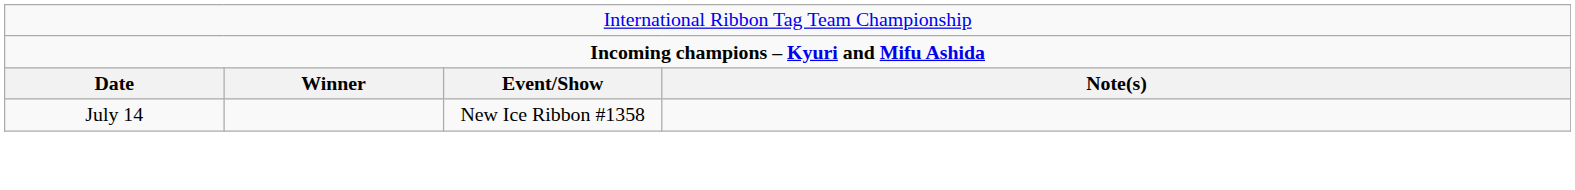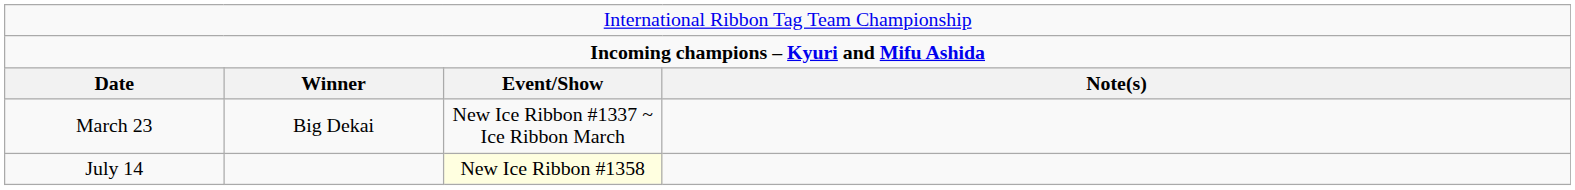+ row: (114, 125)
(553, 114) no background -> (553, 168) lightyellow background
